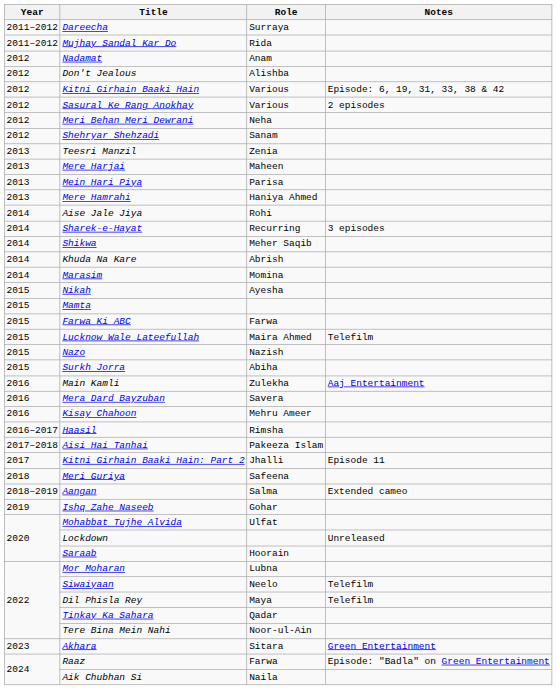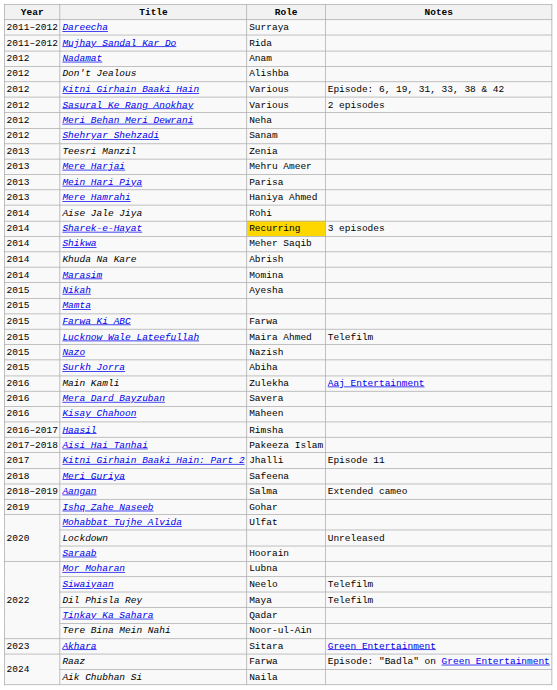(266, 167) Maheen -> (280, 167) Mehru Ameer
(275, 229) no background -> (275, 229) gold background
(280, 414) Mehru Ameer -> (266, 414) Maheen
